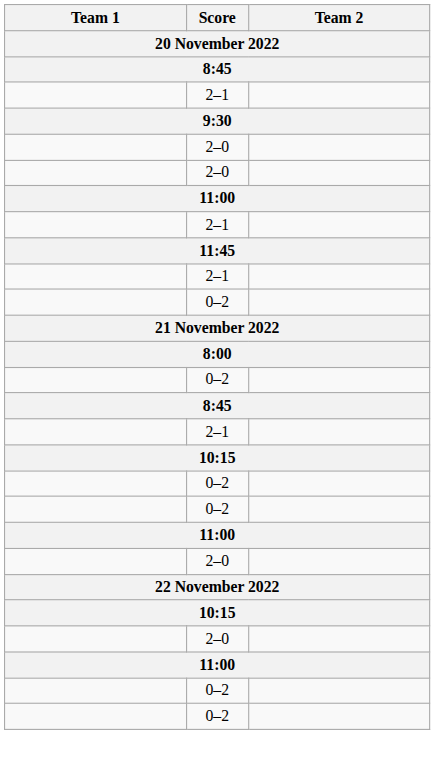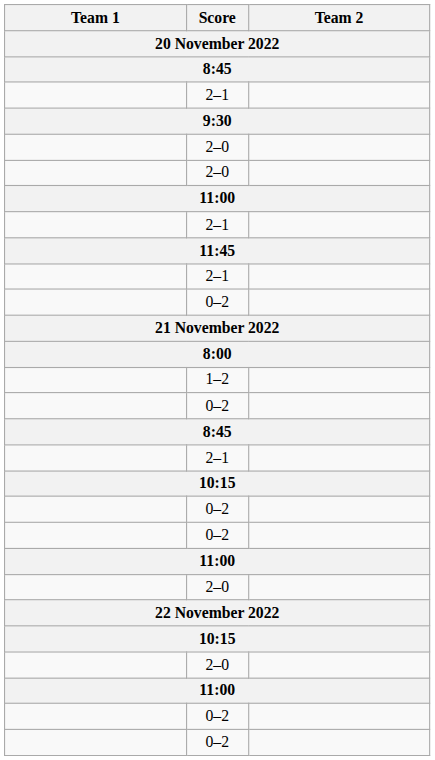+ row: (95, 380)
